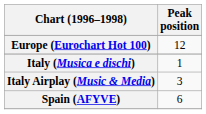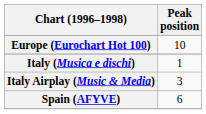(180, 44) 12 -> (180, 44) 10
